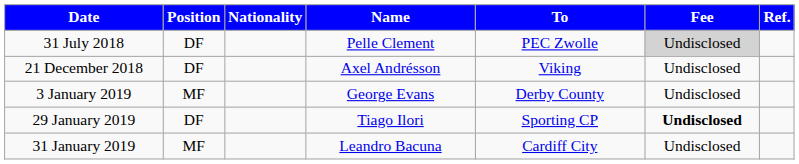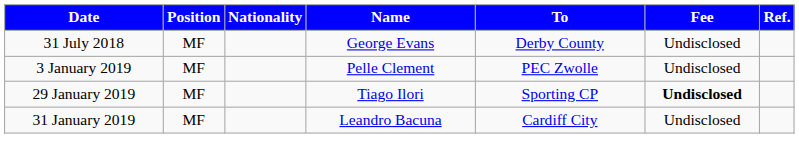(194, 43) DF -> (194, 43) MF
(391, 43) Pelle Clement -> (391, 43) George Evans
(560, 43) PEC Zwolle -> (560, 43) Derby County
(702, 43) lightgrey background -> (702, 43) no background
- row: (84, 69)
(391, 94) George Evans -> (391, 69) Pelle Clement
(560, 94) Derby County -> (560, 69) PEC Zwolle
(194, 120) DF -> (194, 94) MF
